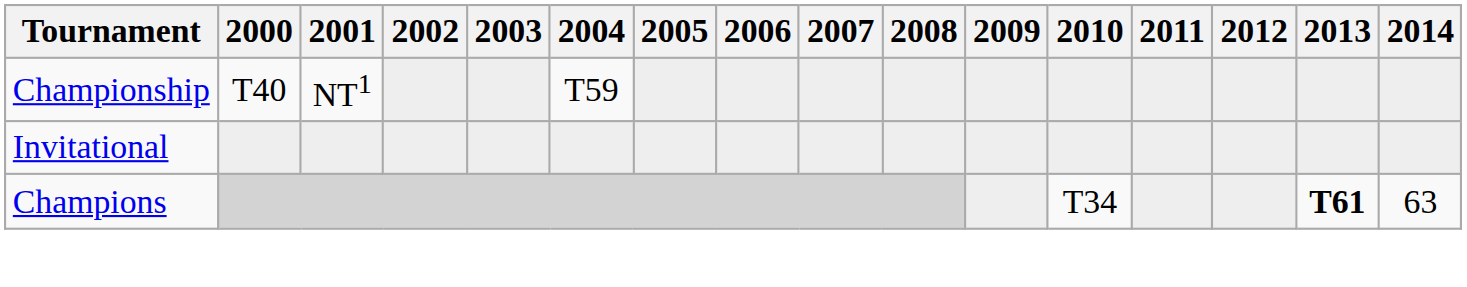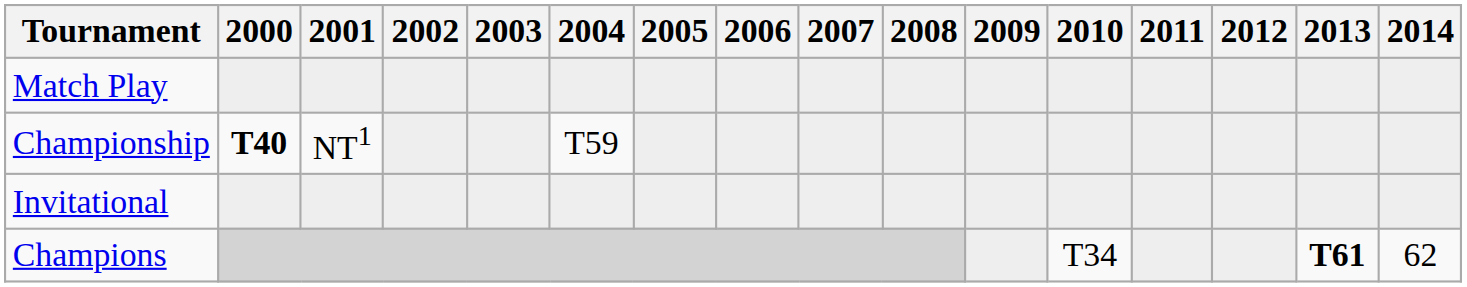+ row: (90, 84)
(259, 89) normal -> (259, 142) bold
(1420, 201) 63 -> (1420, 254) 62
